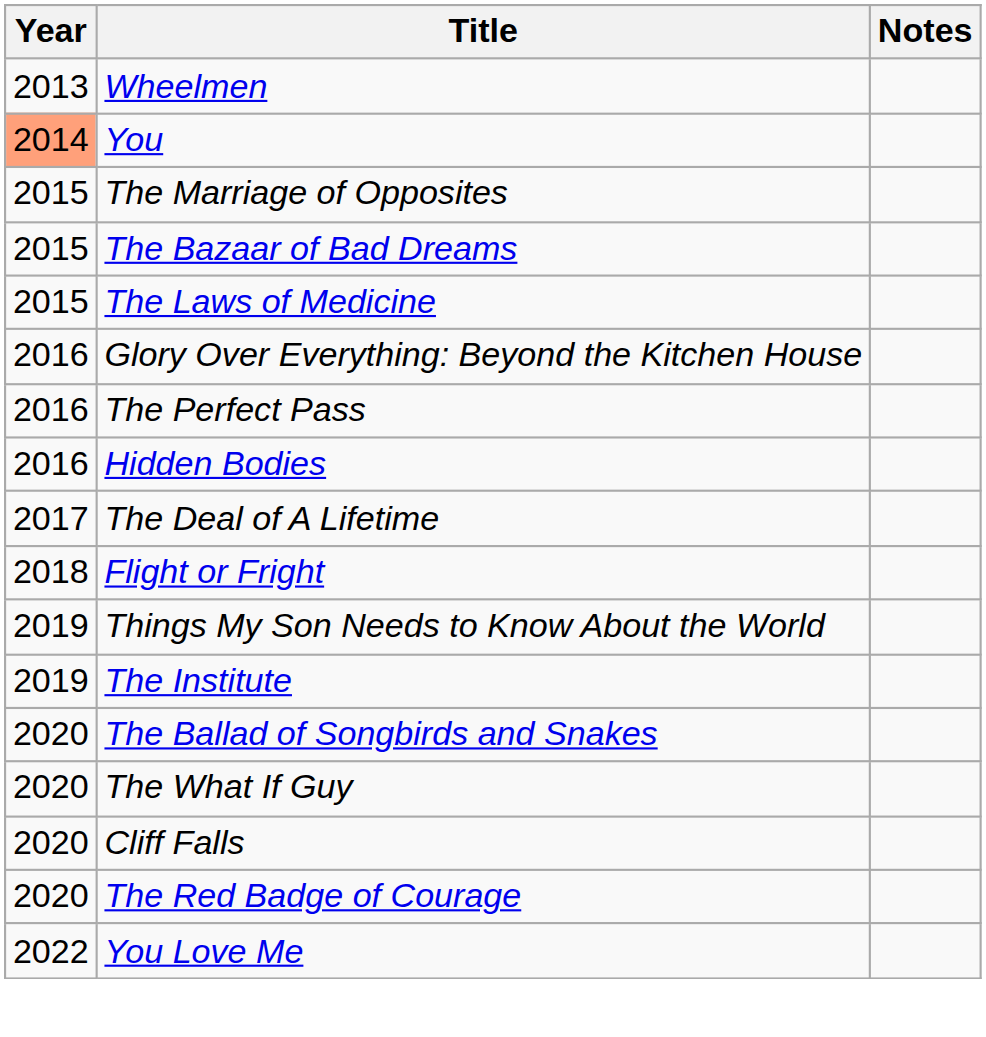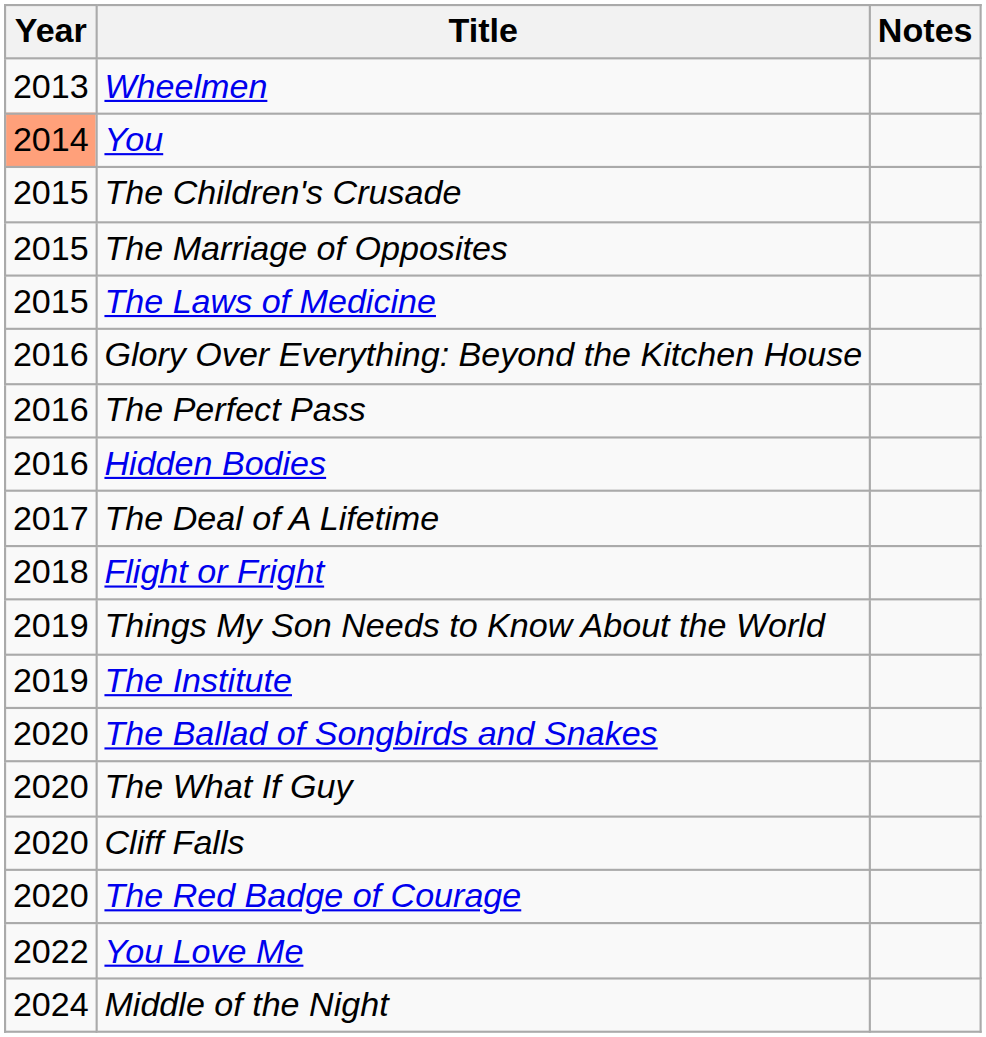+ row: (283, 193)
- row: (311, 247)
+ row: (247, 1004)
